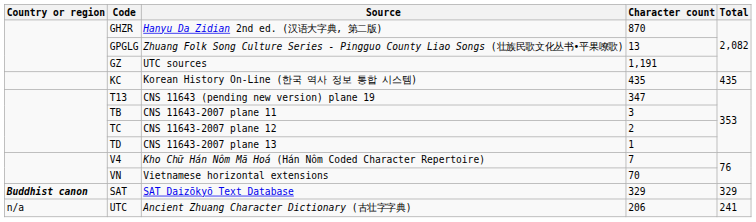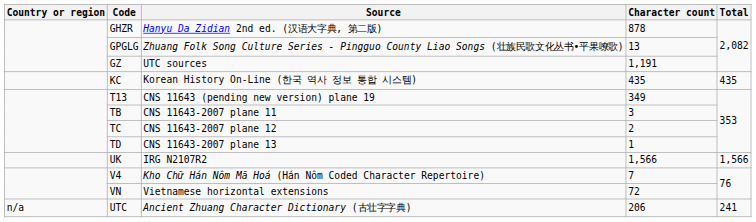(637, 29) 870 -> (637, 29) 878
(637, 97) 347 -> (637, 97) 349
+ row: (115, 160)
(634, 176) 70 -> (634, 191) 72
- row: (118, 191)
